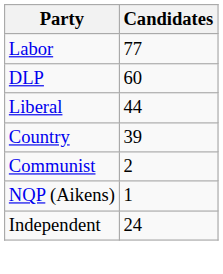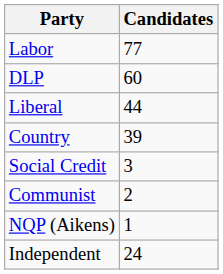+ row: (58, 166)
